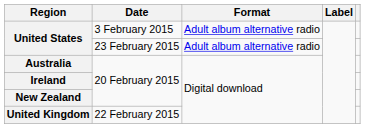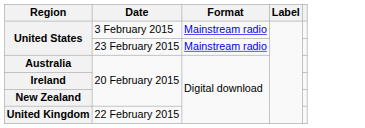(252, 30) Adult album alternative radio -> (226, 30) Mainstream radio
(252, 47) Adult album alternative radio -> (226, 47) Mainstream radio
